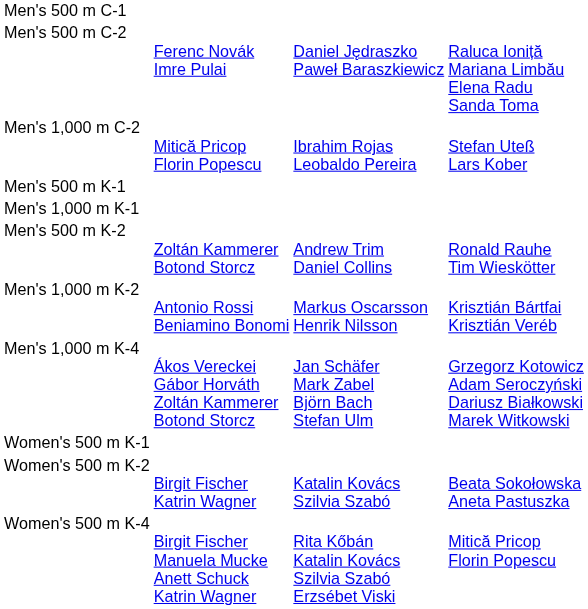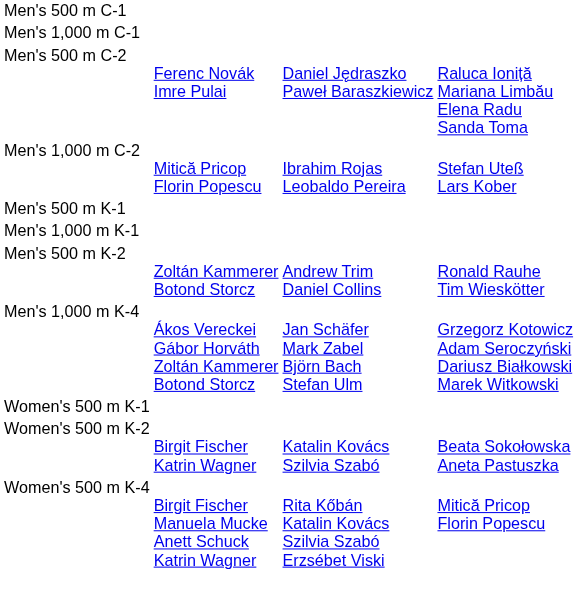+ row: (72, 33)
- row: (72, 289)
